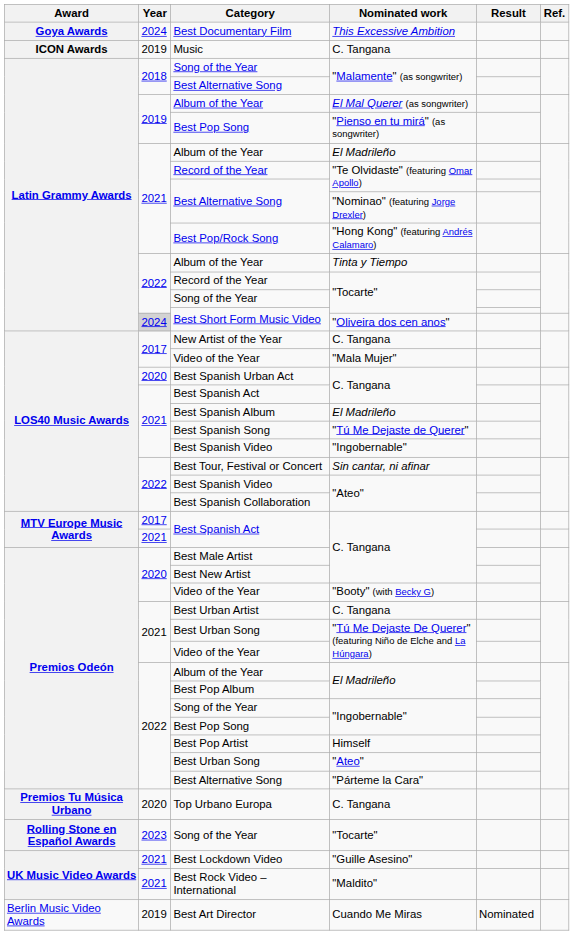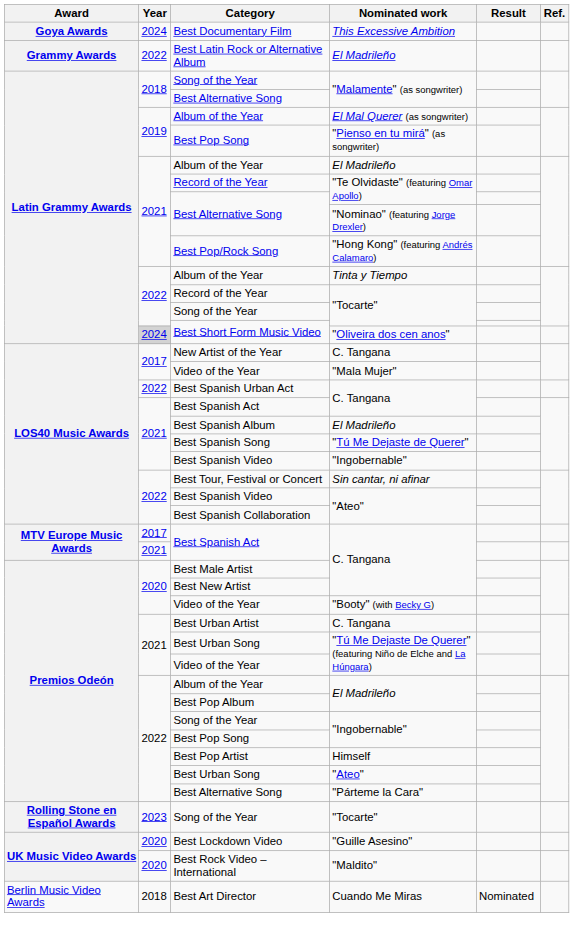+ row: (248, 55)
- row: (188, 49)
(154, 376) 2020 -> (154, 388) 2022
- row: (223, 804)
(154, 859) 2021 -> (154, 841) 2020
(154, 884) 2021 -> (154, 866) 2020
(154, 914) 2019 -> (154, 896) 2018
